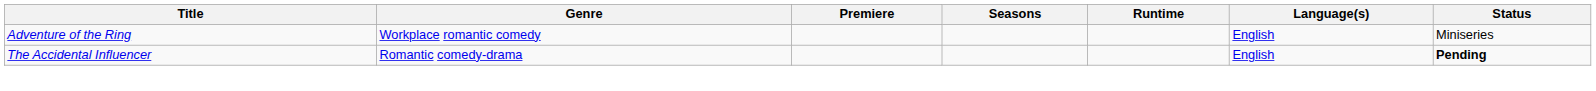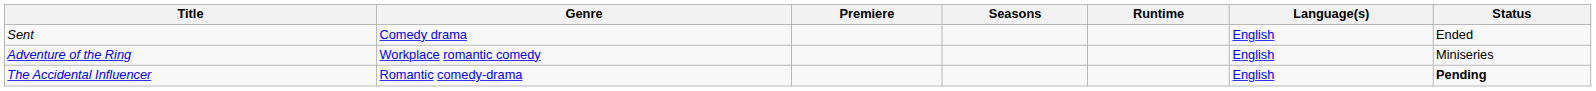+ row: (21, 34)
